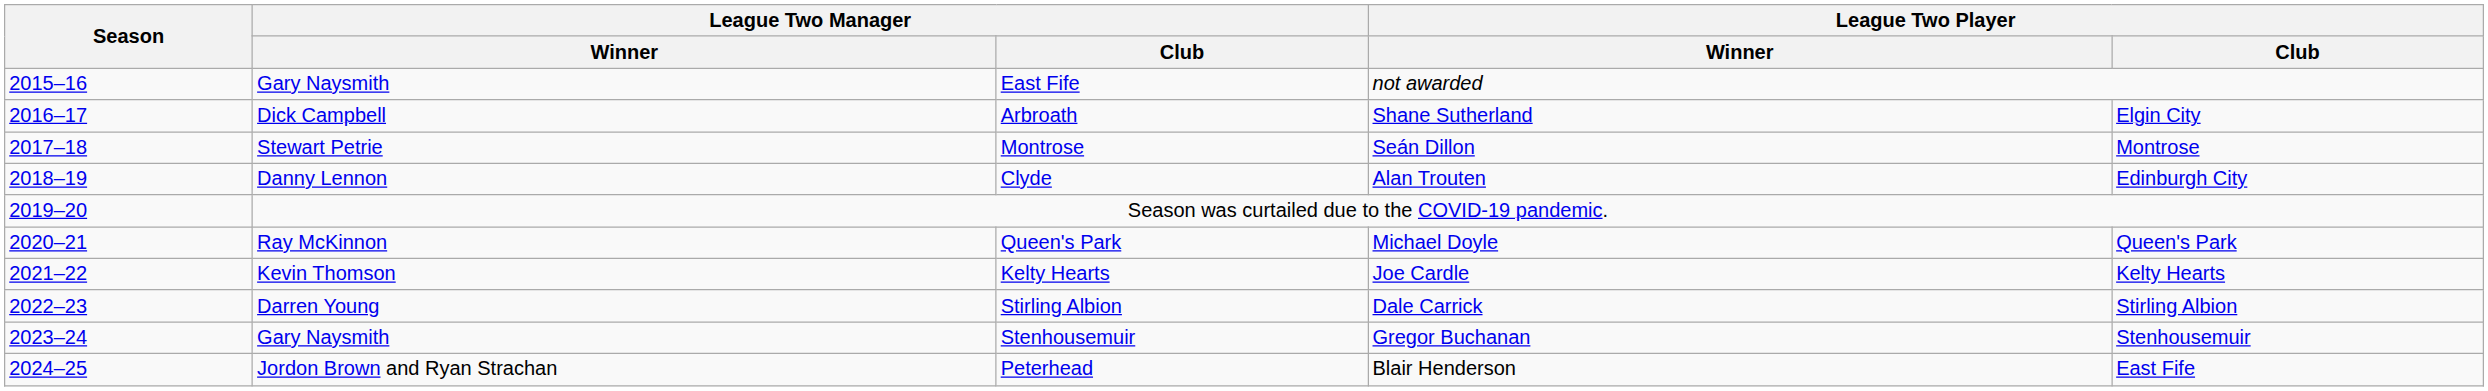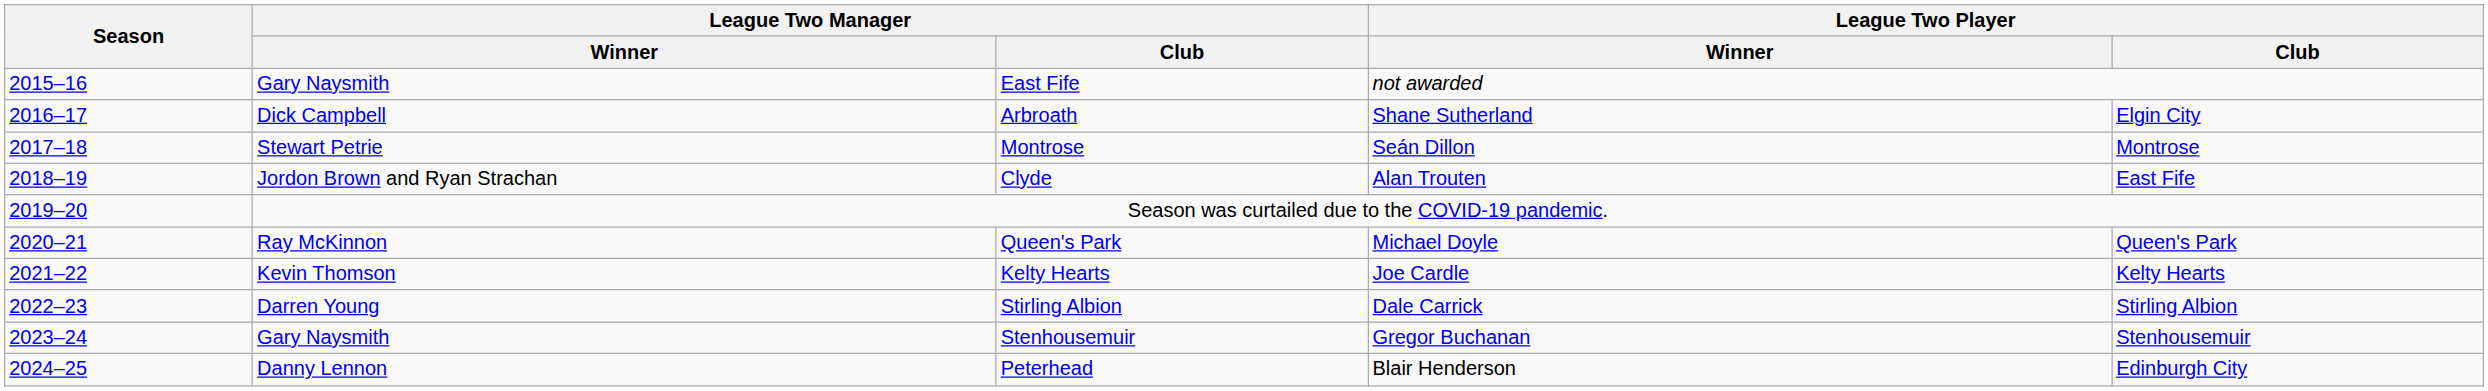(322, 178) Danny Lennon -> (407, 178) Jordon Brown and Ryan Strachan
(2182, 178) Edinburgh City -> (2156, 178) East Fife
(407, 369) Jordon Brown and Ryan Strachan -> (322, 369) Danny Lennon
(2156, 369) East Fife -> (2182, 369) Edinburgh City
